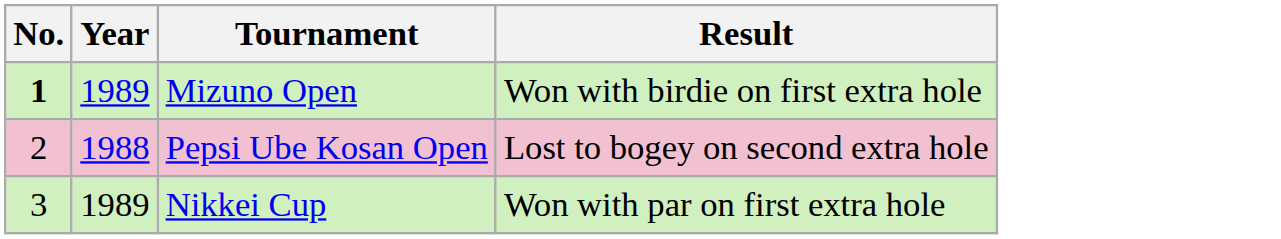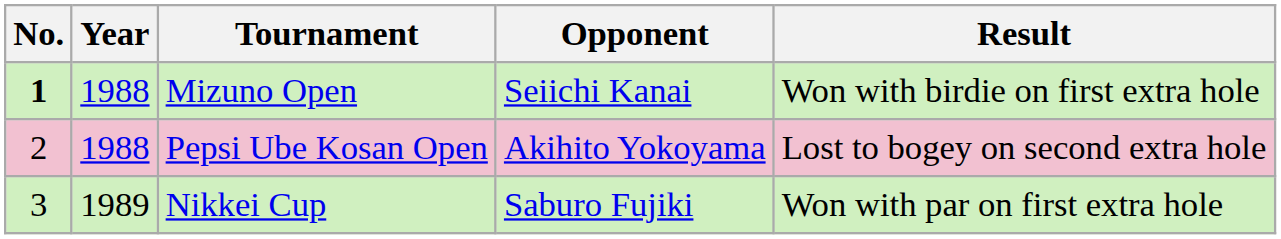+ column: (635, 33)
(115, 90) 1989 -> (115, 90) 1988
